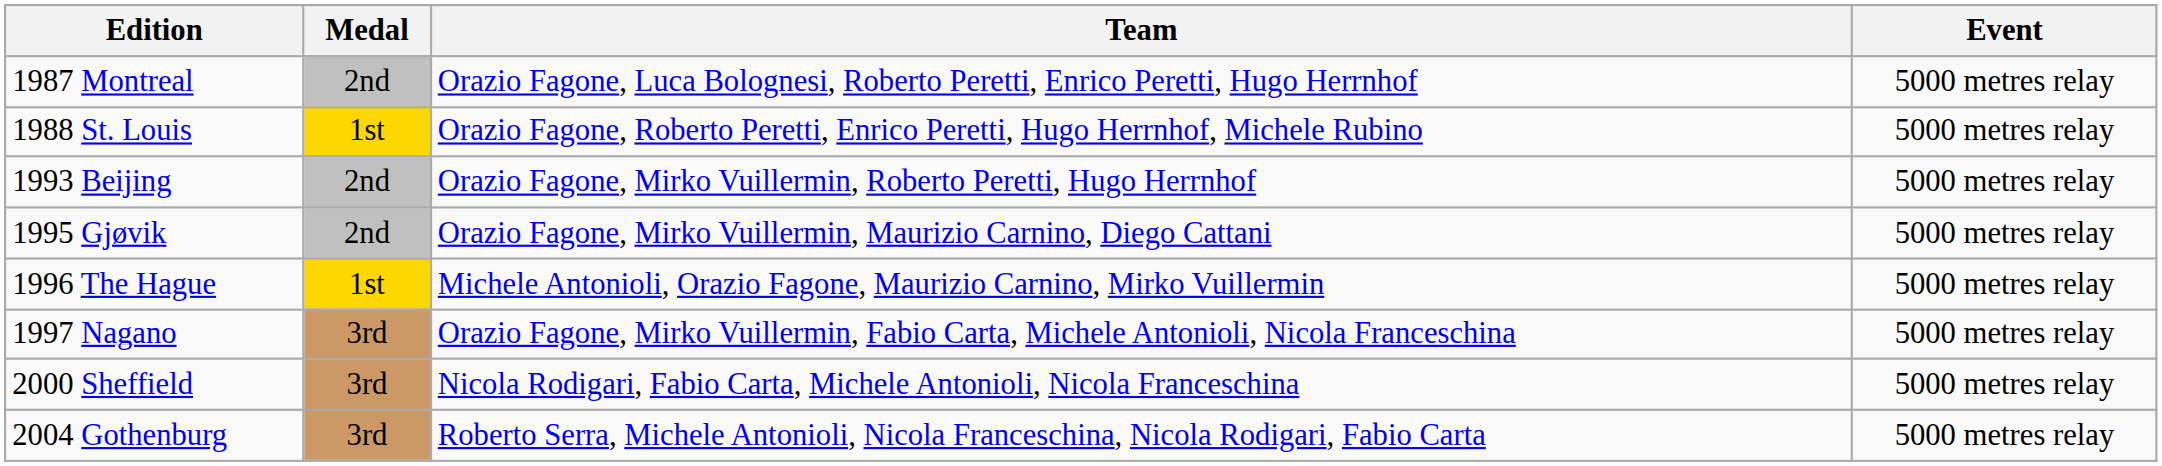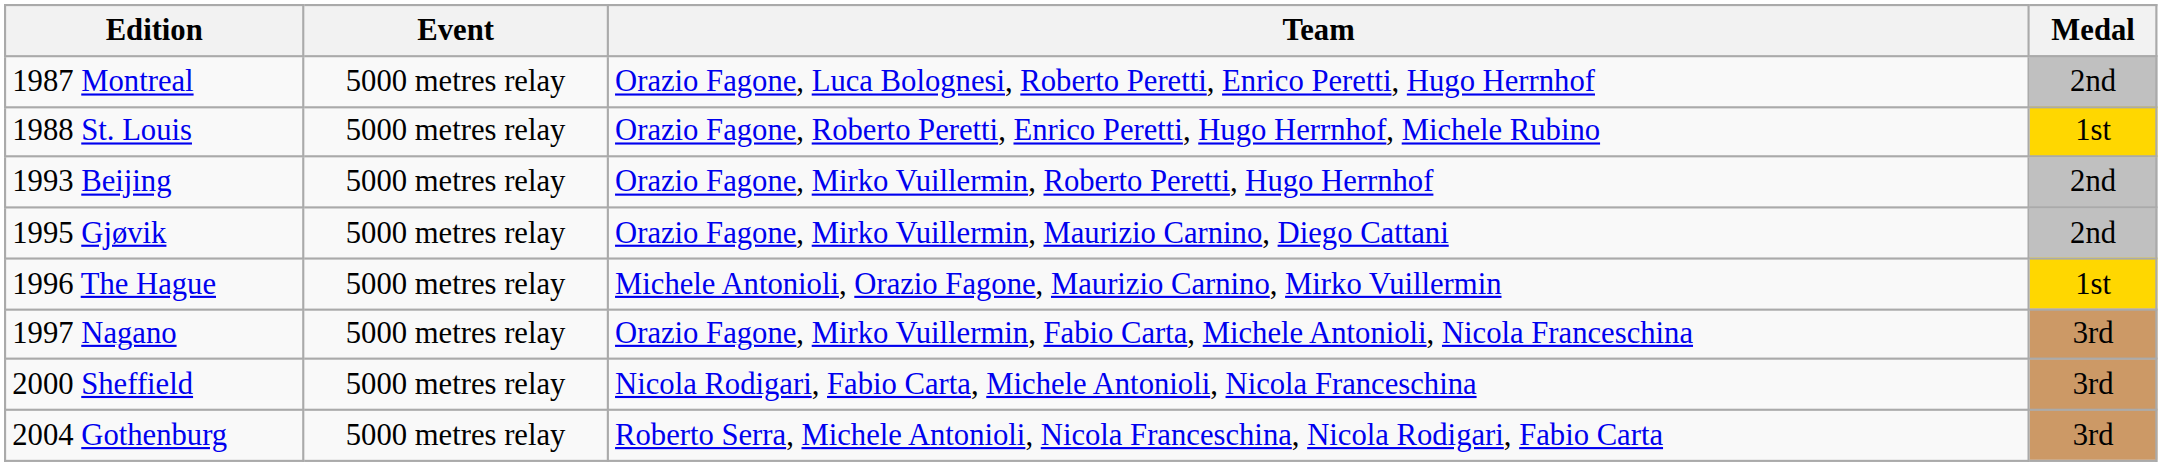columns swapped: (2004, 30) <-> (367, 30)
